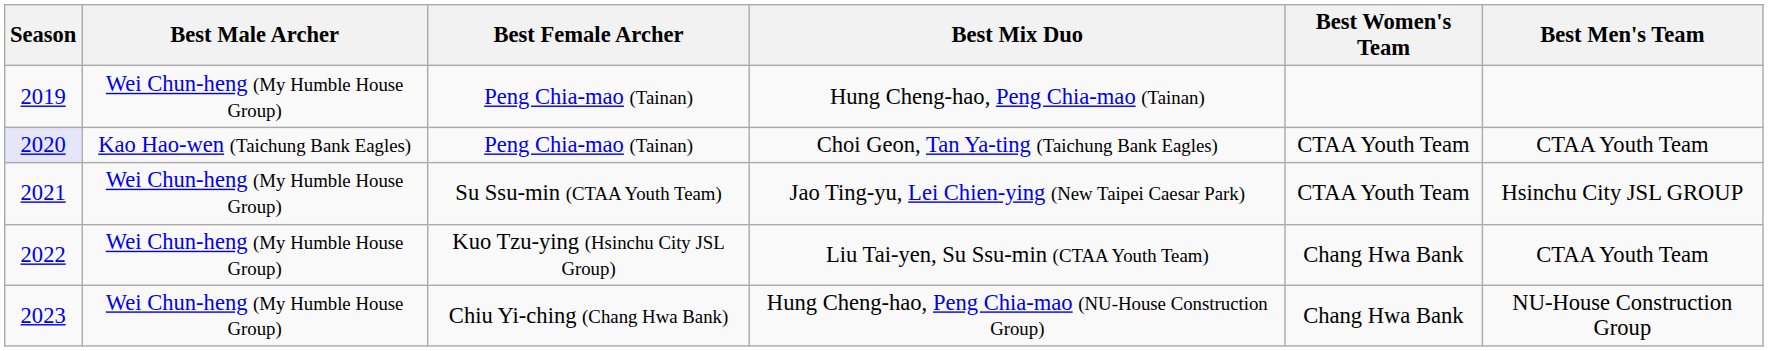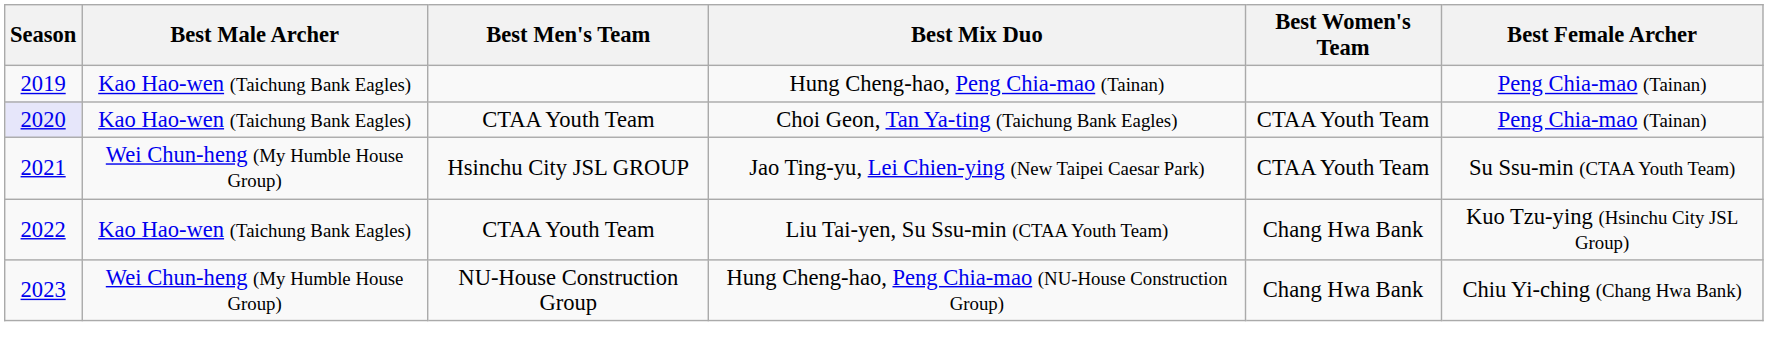columns swapped: (589, 35) <-> (1622, 35)
(255, 96) Wei Chun-heng (My Humble House Group) -> (255, 83) Kao Hao-wen (Taichung Bank Eagles)
(255, 254) Wei Chun-heng (My Humble House Group) -> (255, 228) Kao Hao-wen (Taichung Bank Eagles)
